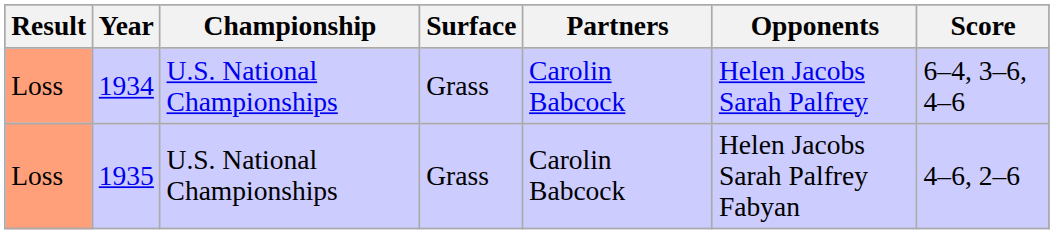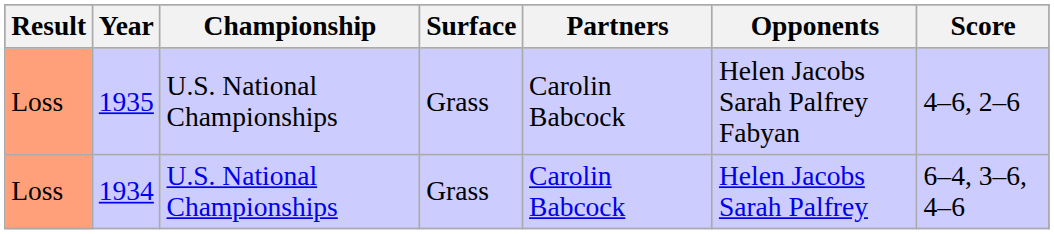rows swapped: (126, 85) <-> (126, 175)
